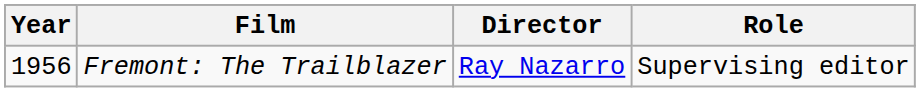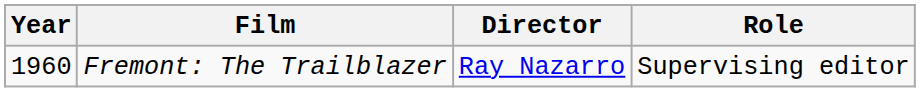(41, 67) 1956 -> (41, 67) 1960
